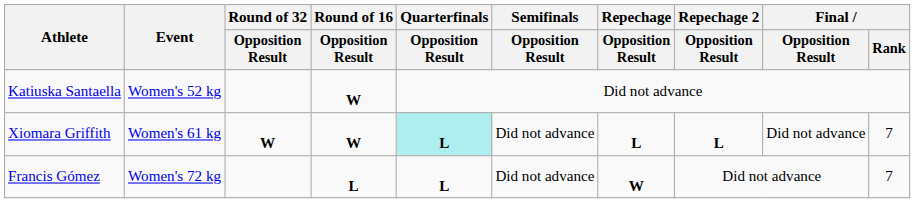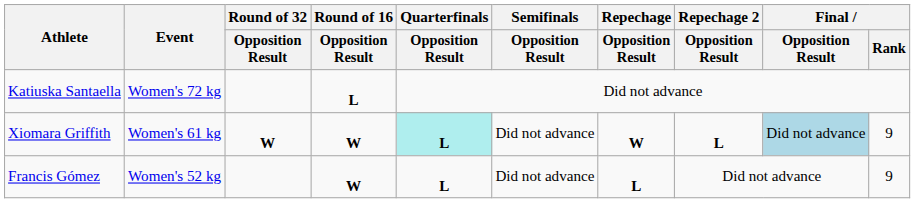(175, 91) Women's 52 kg -> (175, 91) Women's 72 kg
(354, 100) W -> (354, 100) L
(636, 143) L -> (636, 143) W
(816, 134) no background -> (816, 134) lightblue background
(889, 134) 7 -> (889, 134) 9
(175, 177) Women's 72 kg -> (175, 177) Women's 52 kg
(354, 186) L -> (354, 186) W
(636, 186) W -> (636, 186) L
(889, 177) 7 -> (889, 177) 9
